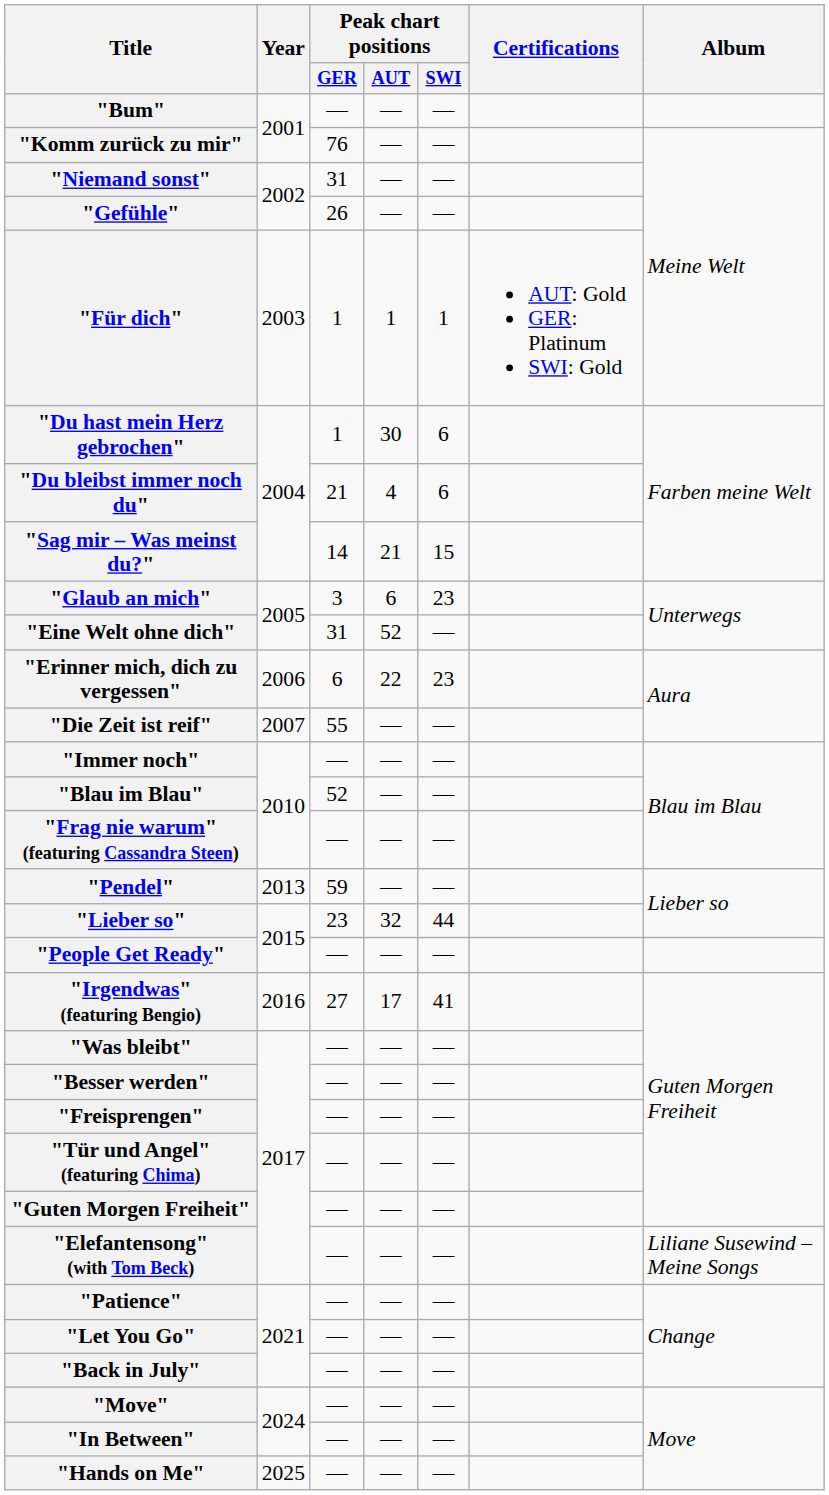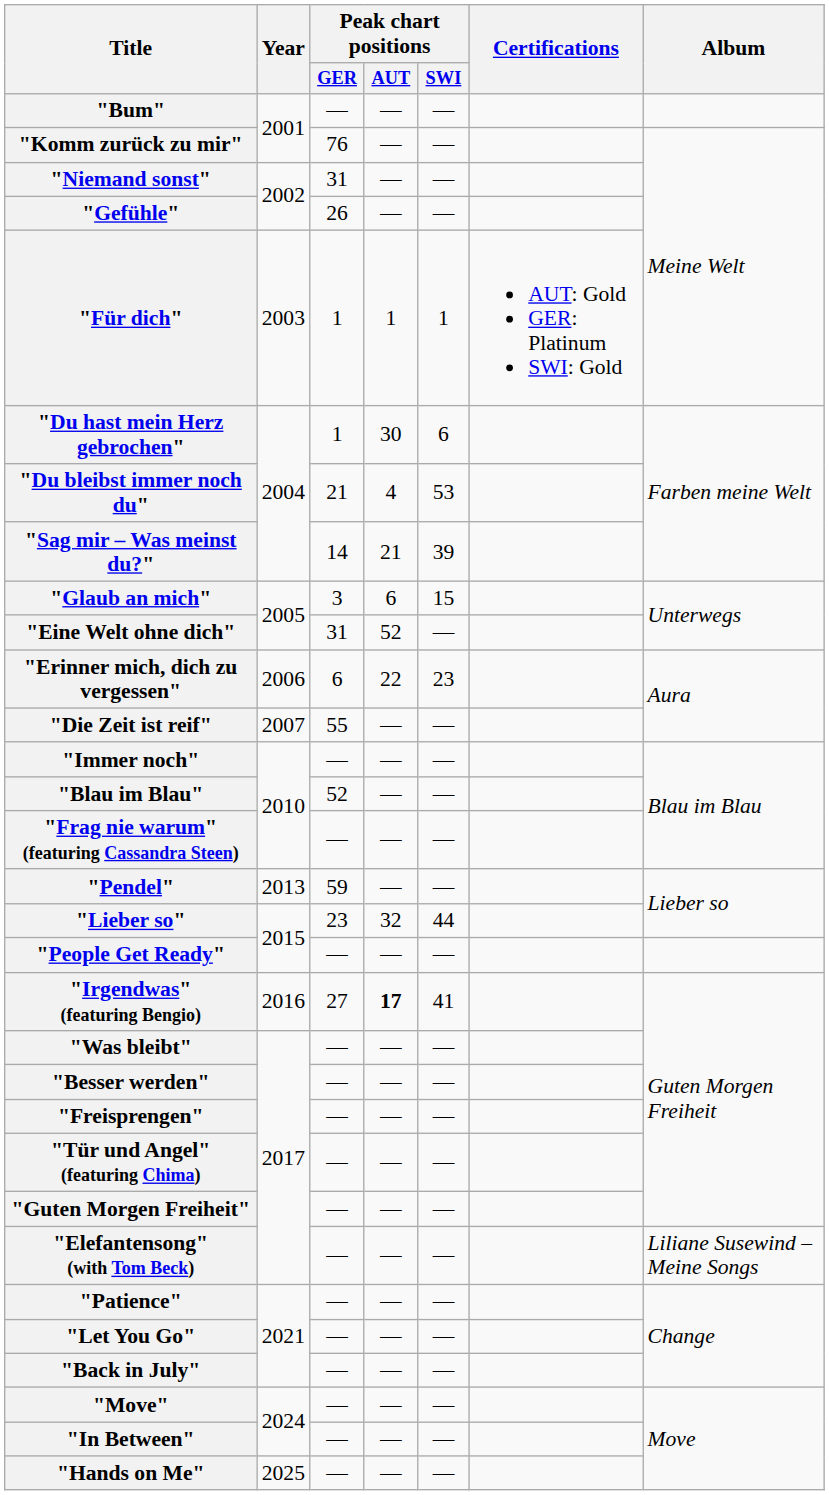(443, 492) 6 -> (443, 492) 53
(443, 551) 15 -> (443, 551) 39
(443, 597) 23 -> (443, 597) 15
(391, 1001) normal -> (391, 1001) bold
